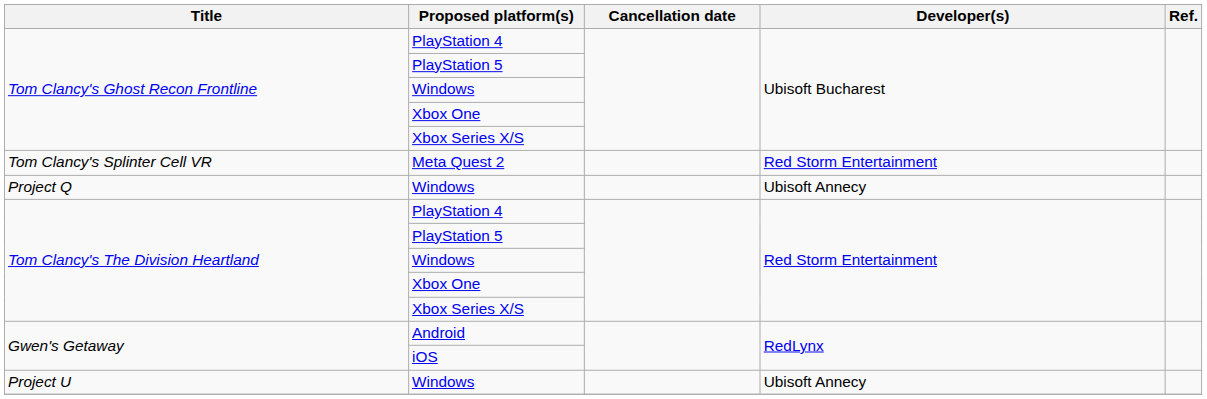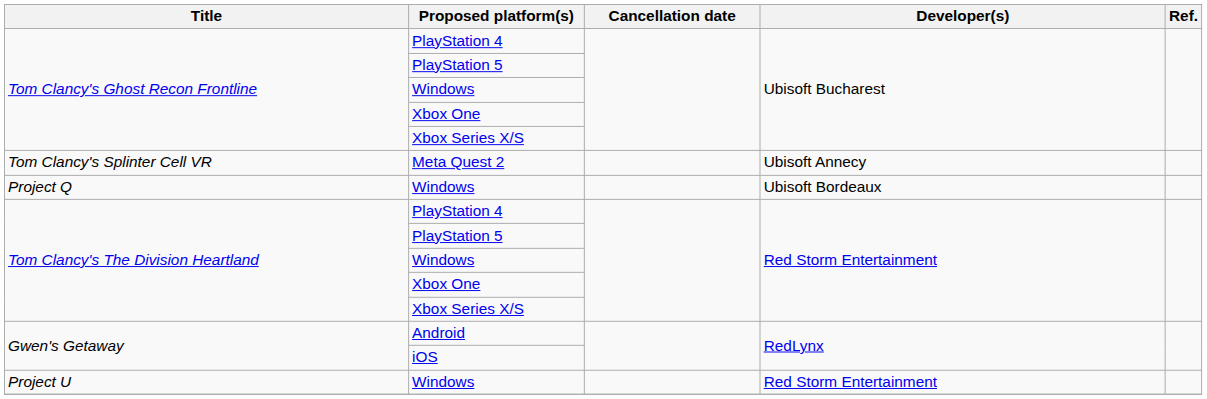(850, 162) Red Storm Entertainment -> (815, 162) Ubisoft Annecy
(815, 187) Ubisoft Annecy -> (823, 187) Ubisoft Bordeaux
(815, 382) Ubisoft Annecy -> (850, 382) Red Storm Entertainment
